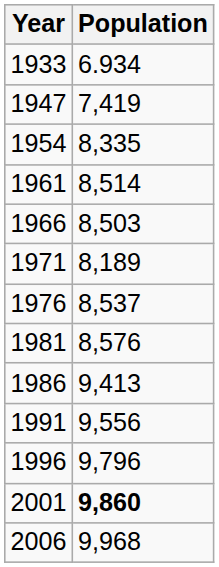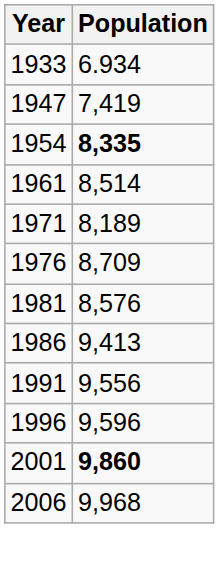(109, 143) normal -> (109, 143) bold
- row: (39, 223)
(109, 303) 8,537 -> (109, 263) 8,709
(109, 462) 9,796 -> (109, 422) 9,596
